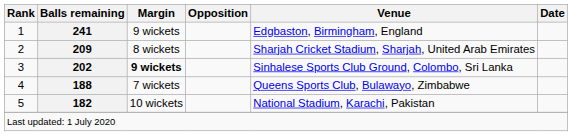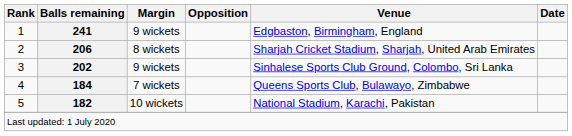(82, 49) 209 -> (82, 49) 206
(156, 67) bold -> (156, 67) normal
(82, 85) 188 -> (82, 85) 184
